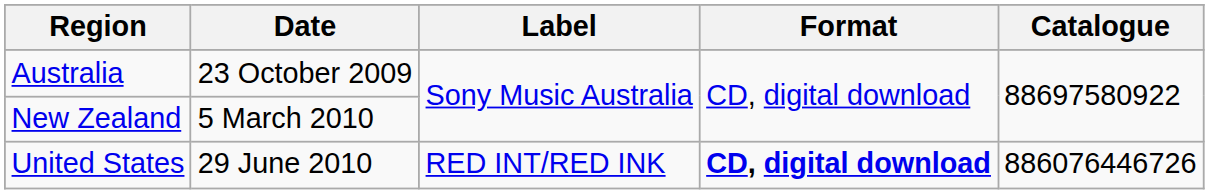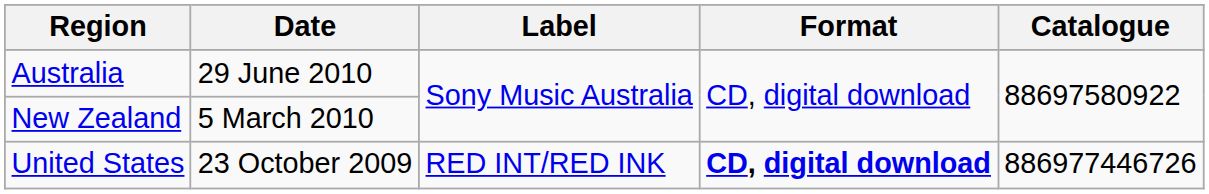(305, 73) 23 October 2009 -> (285, 73) 29 June 2010
(285, 164) 29 June 2010 -> (305, 164) 23 October 2009
(1100, 164) 886076446726 -> (1100, 164) 886977446726
